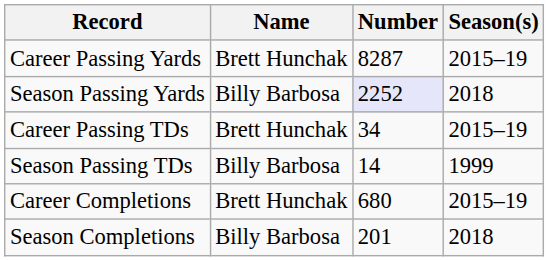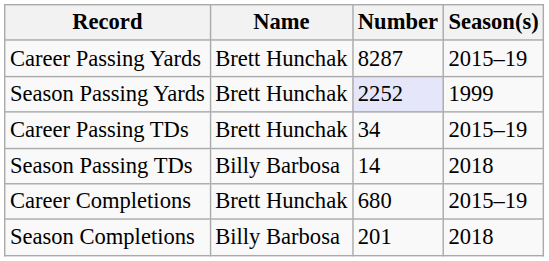(278, 93) Billy Barbosa -> (281, 93) Brett Hunchak
(471, 93) 2018 -> (471, 93) 1999
(471, 165) 1999 -> (471, 165) 2018
